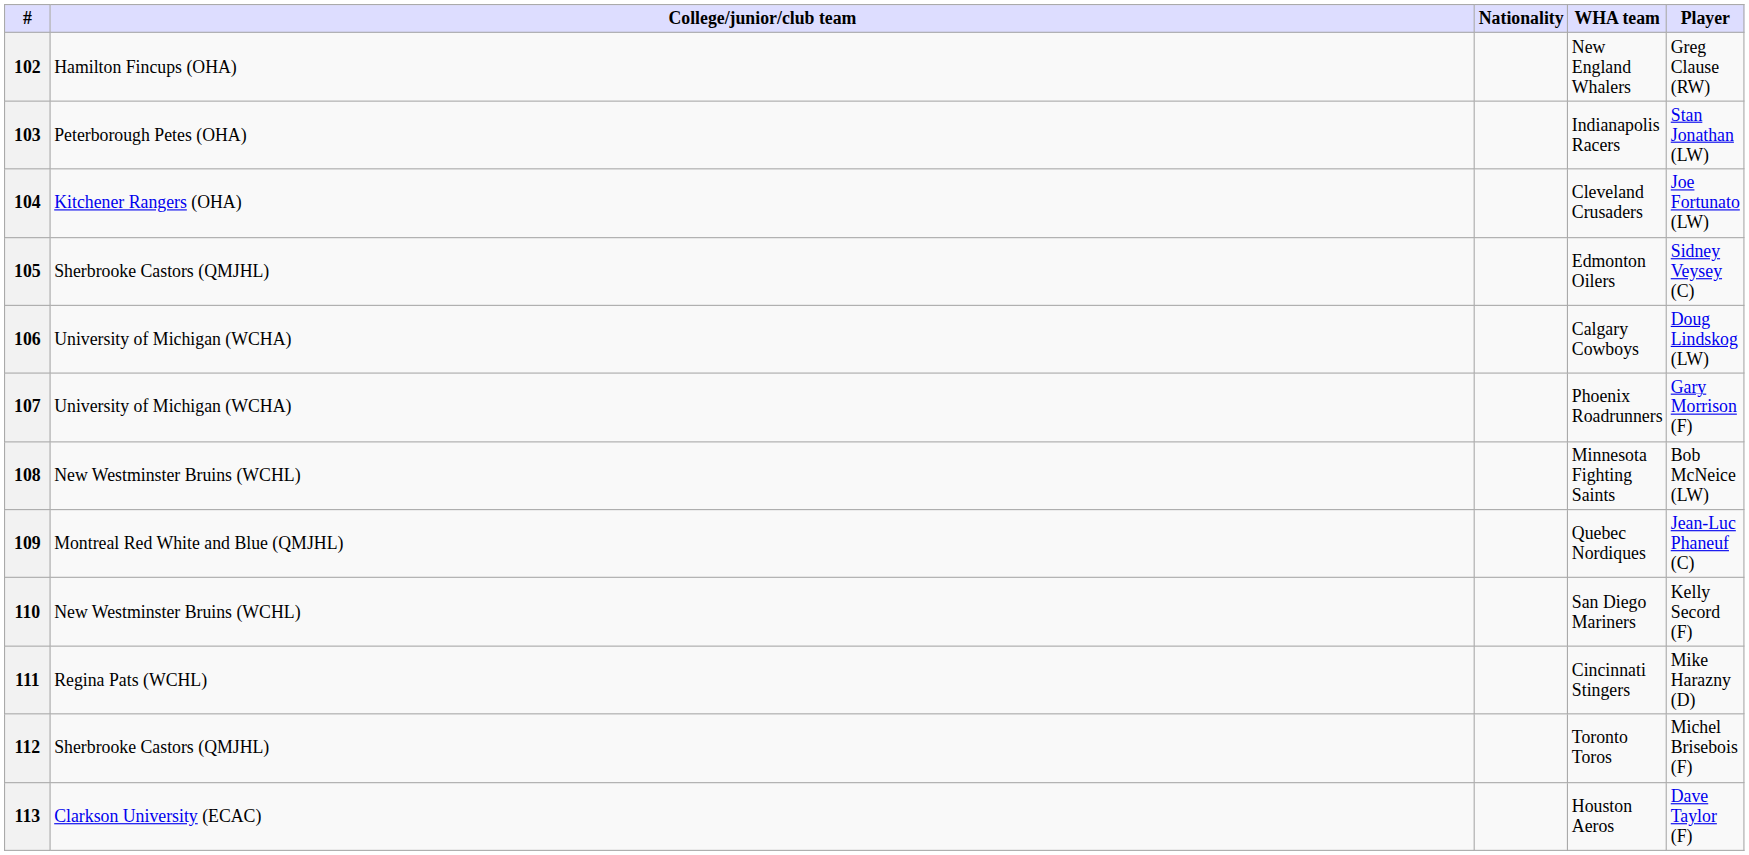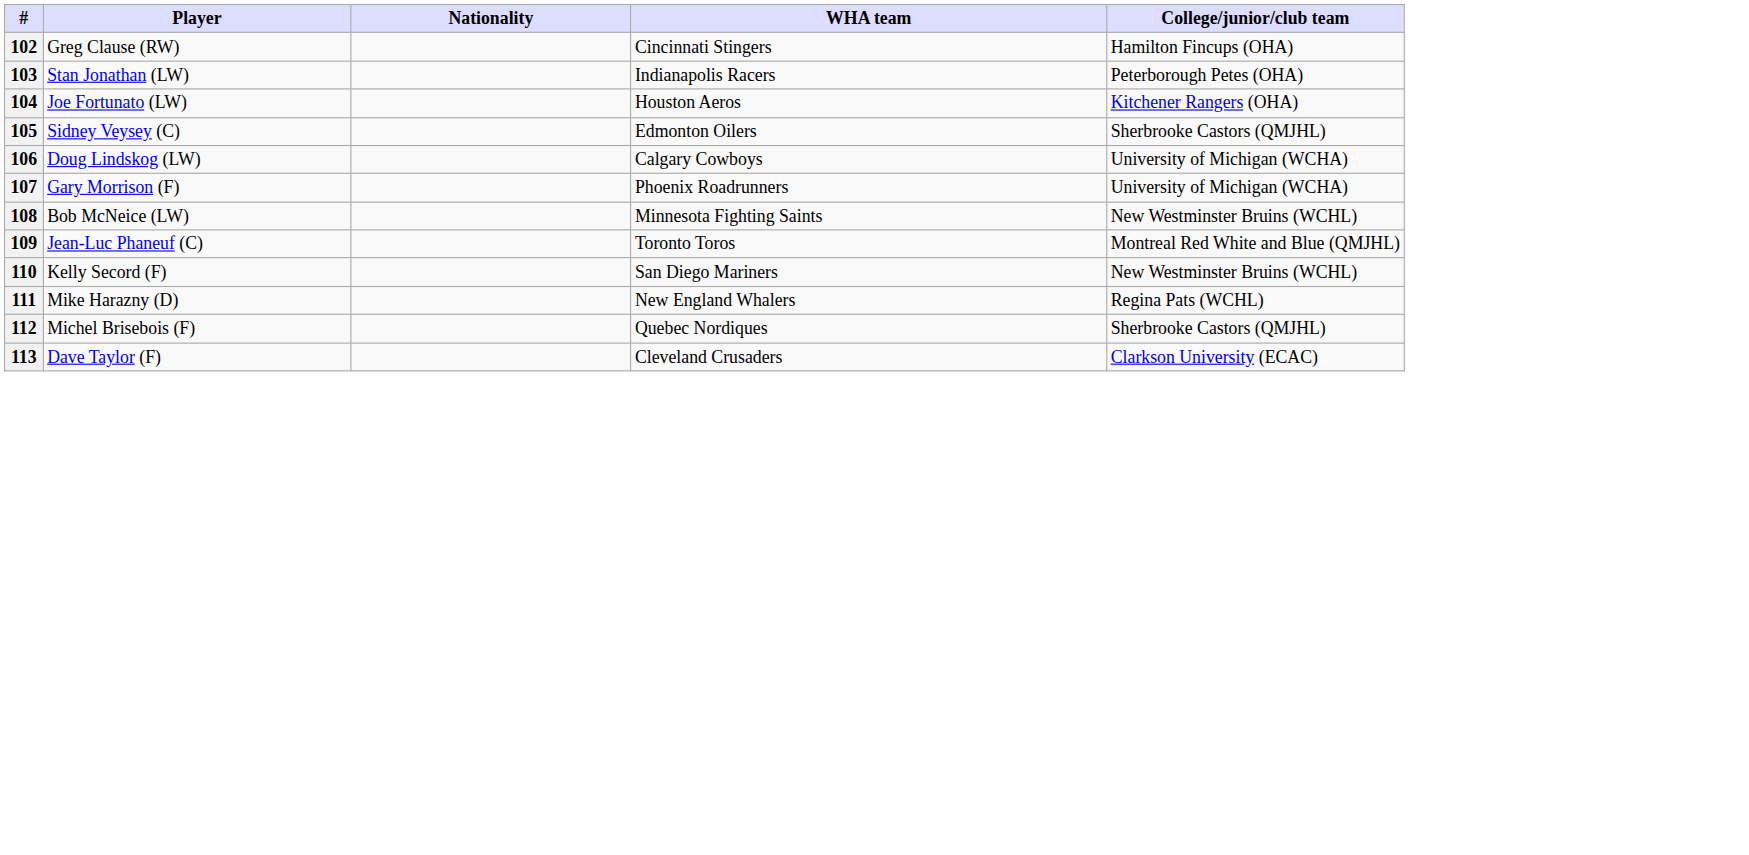columns swapped: (1705, 18) <-> (762, 18)
(1601, 66) New England Whalers -> (703, 46) Cincinnati Stingers
(1608, 202) Cleveland Crusaders -> (688, 103) Houston Aeros
(1609, 543) Quebec Nordiques -> (685, 243) Toronto Toros
(1609, 679) Cincinnati Stingers -> (715, 300) New England Whalers
(1600, 747) Toronto Toros -> (701, 328) Quebec Nordiques
(1602, 816) Houston Aeros -> (709, 356) Cleveland Crusaders
